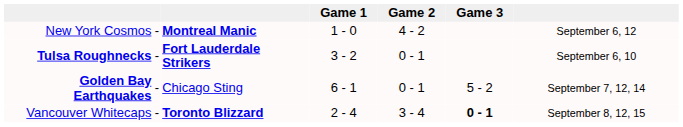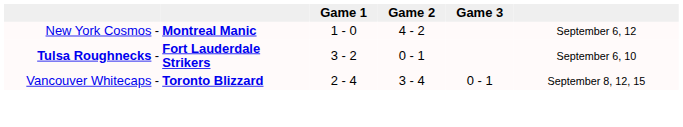- row: (113, 88)
(480, 113) bold -> (480, 81) normal
